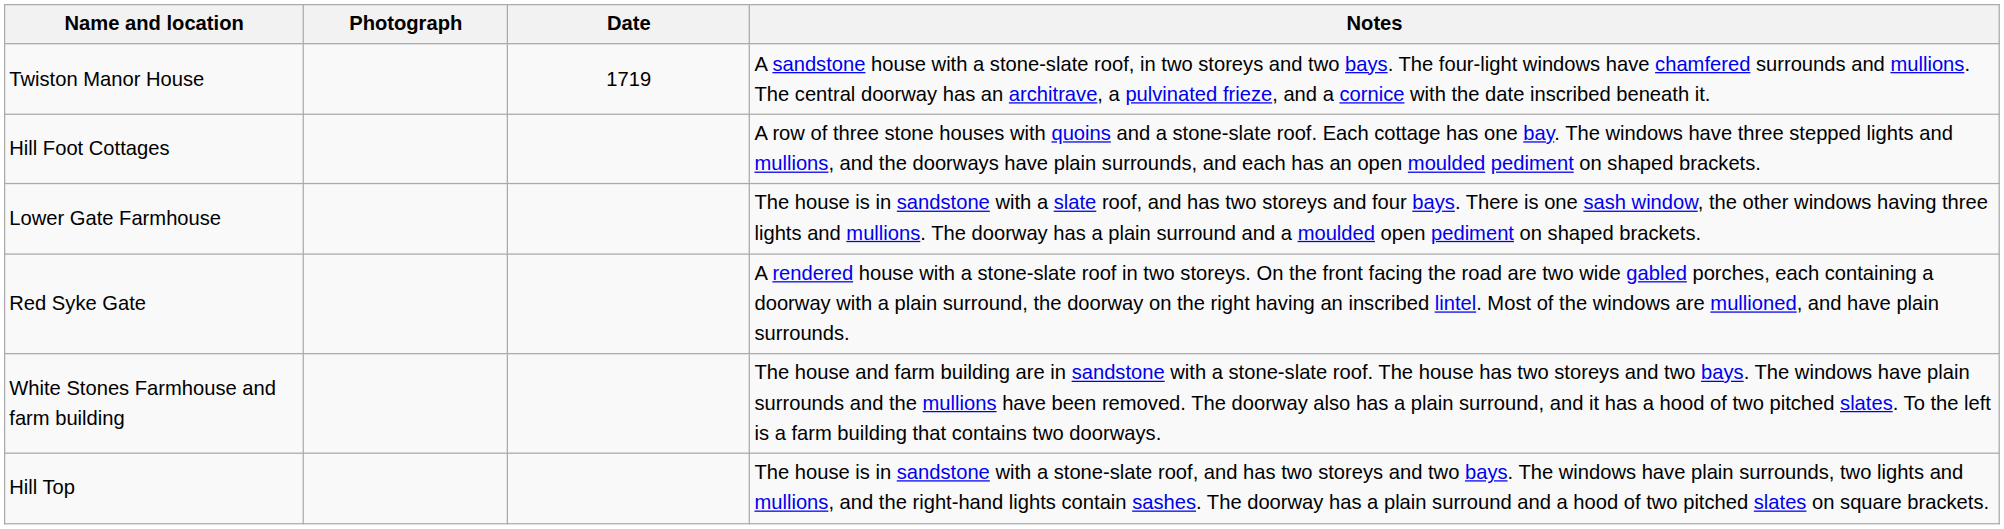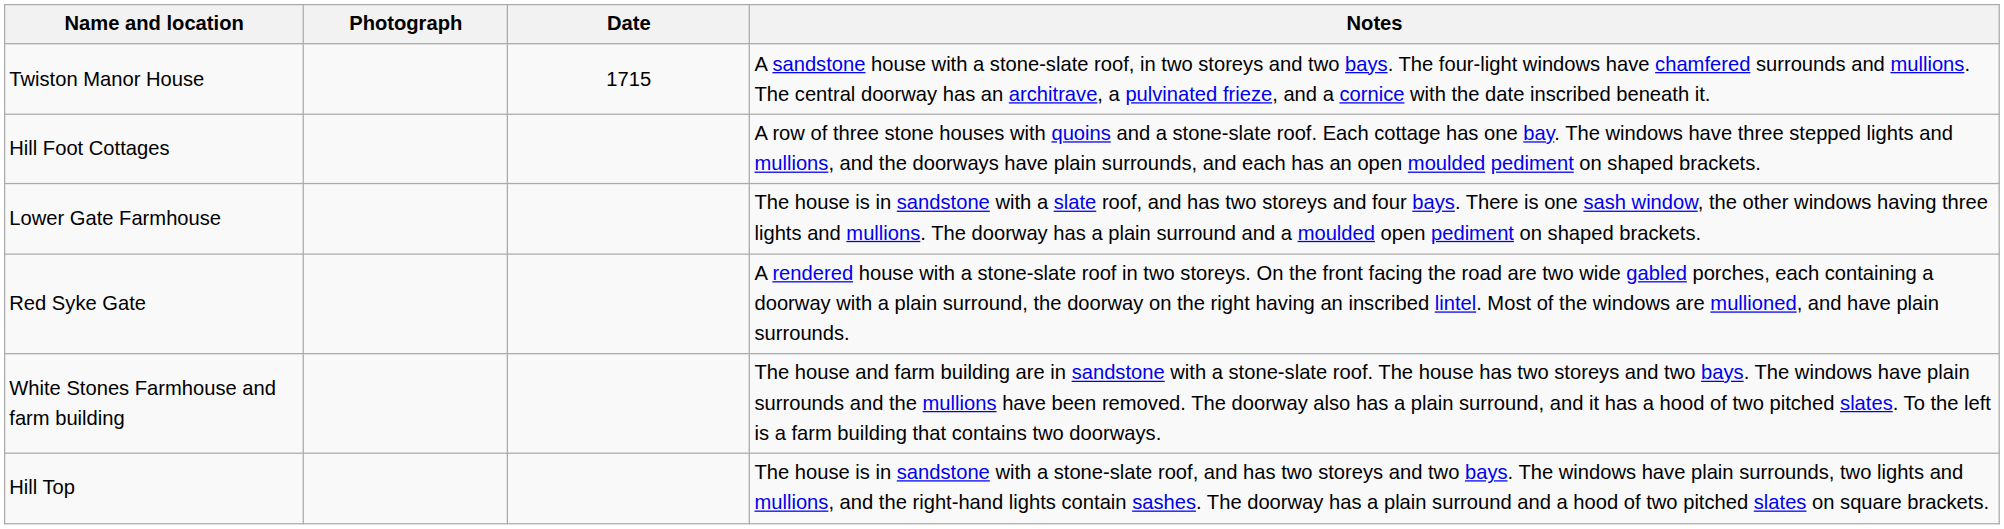(629, 78) 1719 -> (629, 78) 1715
